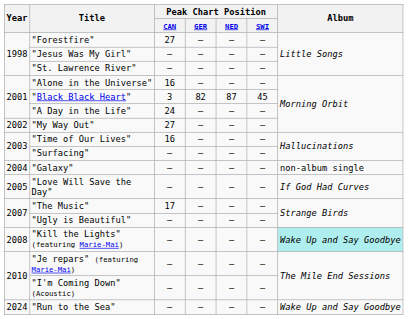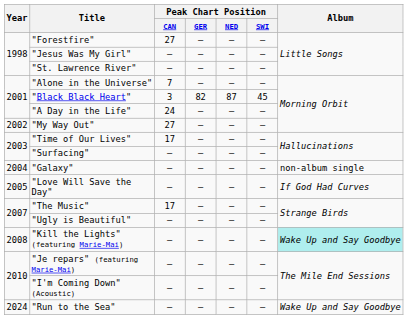(170, 82) 16 -> (170, 82) 7
(170, 139) 16 -> (170, 139) 17
